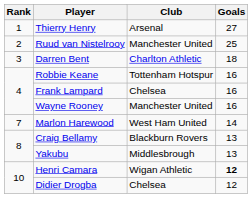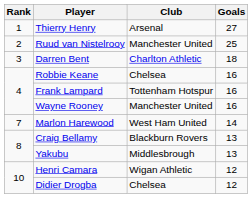(171, 75) Tottenham Hotspur -> (148, 75) Chelsea
(148, 91) Chelsea -> (171, 91) Tottenham Hotspur
(231, 169) bold -> (231, 169) normal
